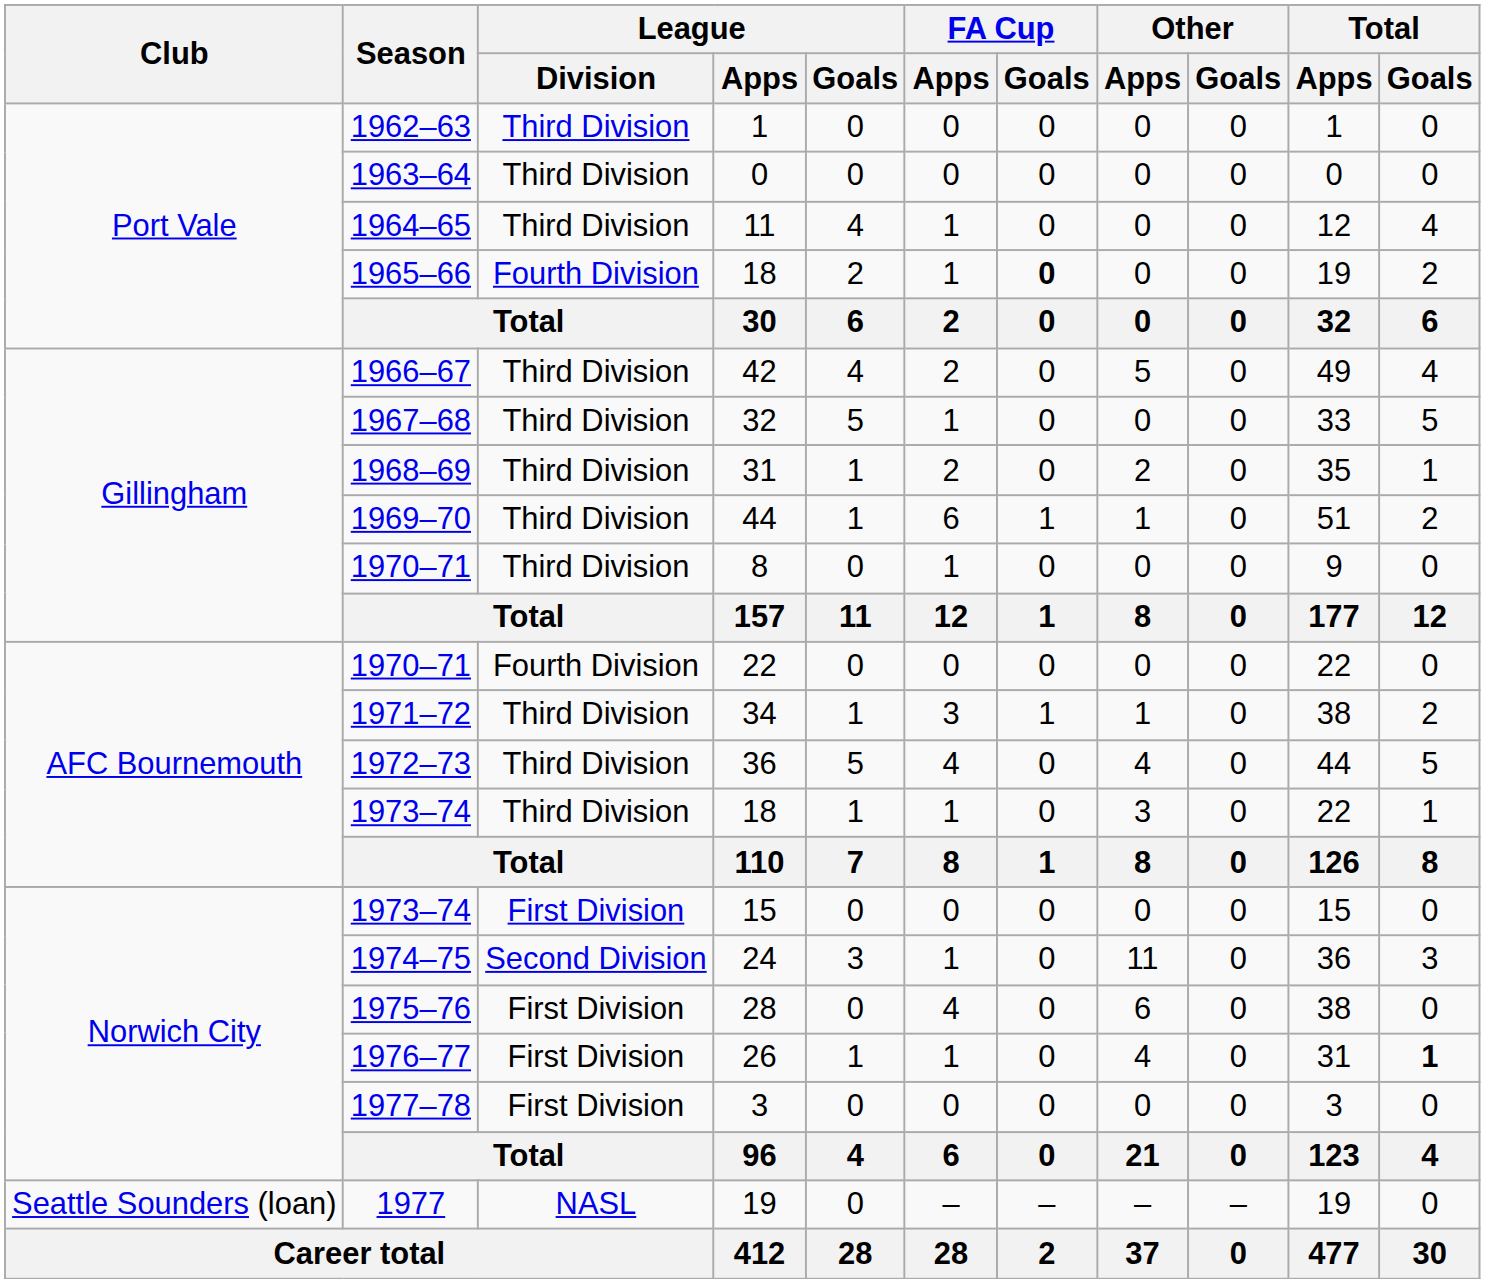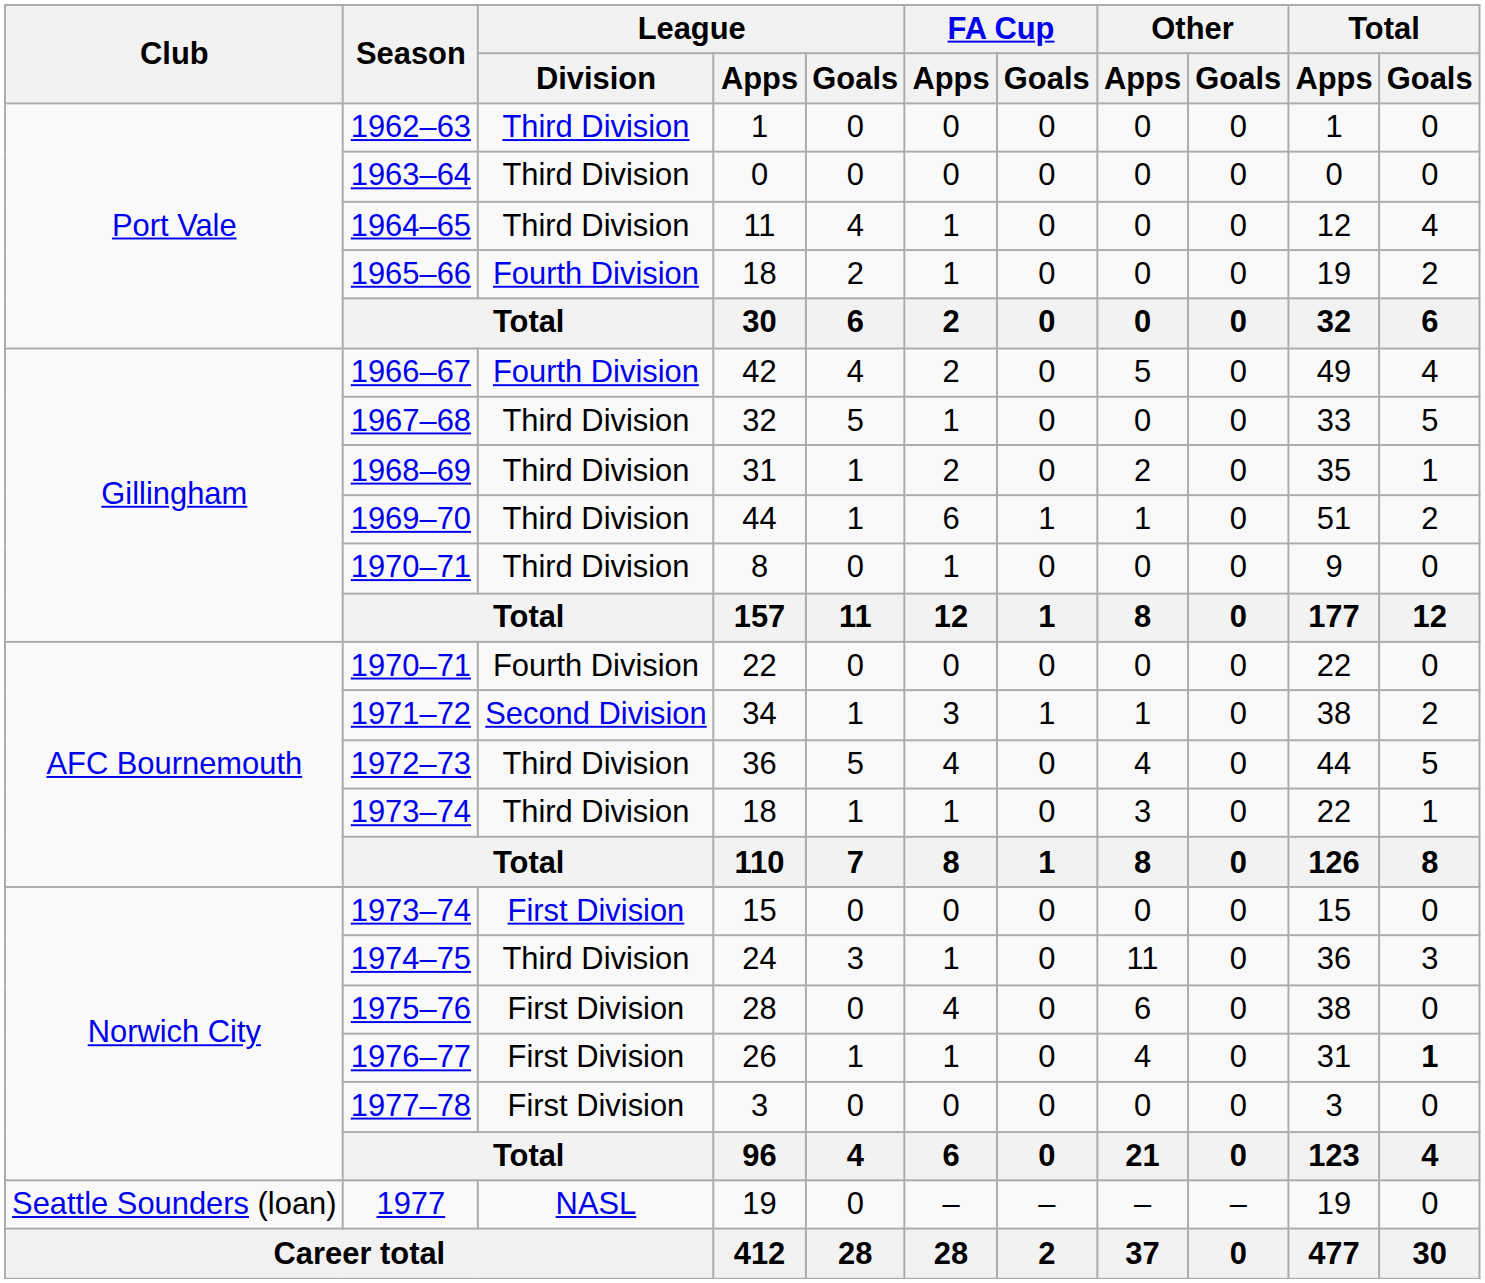(1047, 273) bold -> (1047, 273) normal
(596, 371) Third Division -> (596, 371) Fourth Division
(596, 714) Third Division -> (596, 714) Second Division
(596, 959) Second Division -> (596, 959) Third Division
